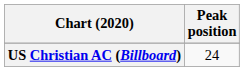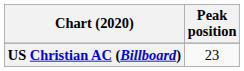(212, 54) 24 -> (212, 54) 23
